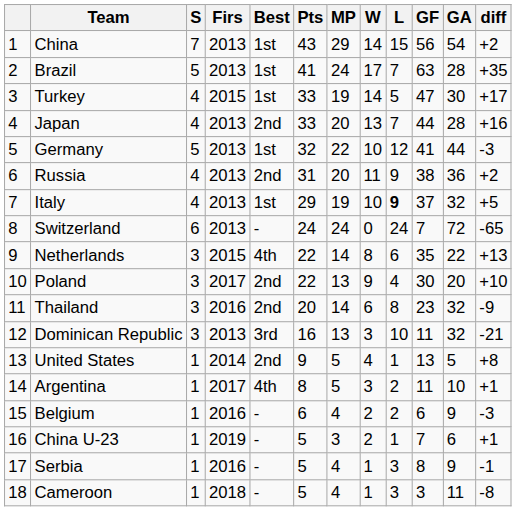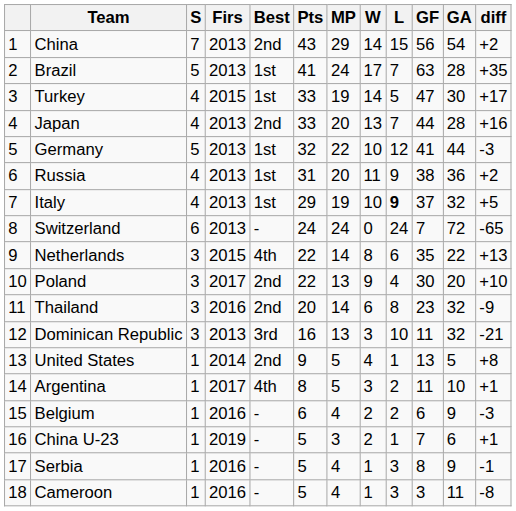(265, 44) 1st -> (268, 44) 2nd
(268, 176) 2nd -> (265, 176) 1st
(227, 492) 2018 -> (227, 492) 2016
